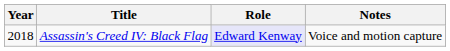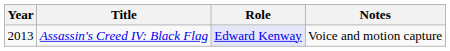(21, 35) 2018 -> (21, 35) 2013
